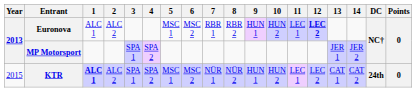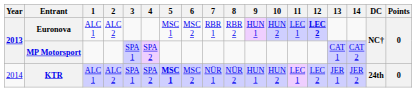(337, 52) JER 1 -> (337, 52) CAT 1
(357, 52) JER 2 -> (357, 52) CAT 2
(14, 75) 2015 -> (14, 75) 2014
(93, 75) bold -> (93, 75) normal
(171, 75) normal -> (170, 75) bold
(337, 75) CAT 1 -> (337, 75) JER 1
(357, 75) CAT 2 -> (357, 75) JER 2
